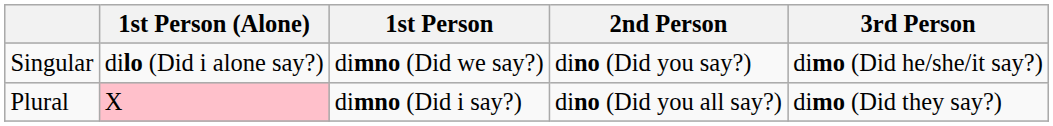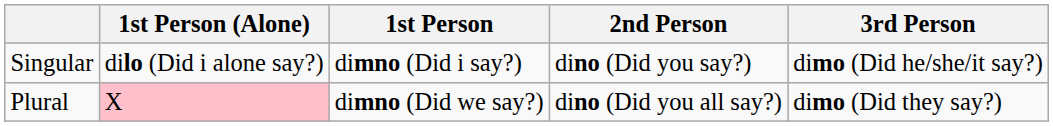(439, 62) dimno (Did we say?) -> (428, 62) dimno (Did i say?)
(428, 101) dimno (Did i say?) -> (439, 101) dimno (Did we say?)
